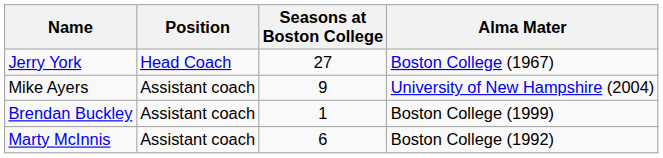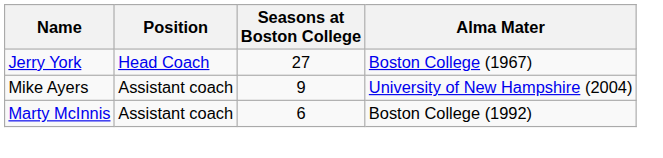- row: (70, 114)
